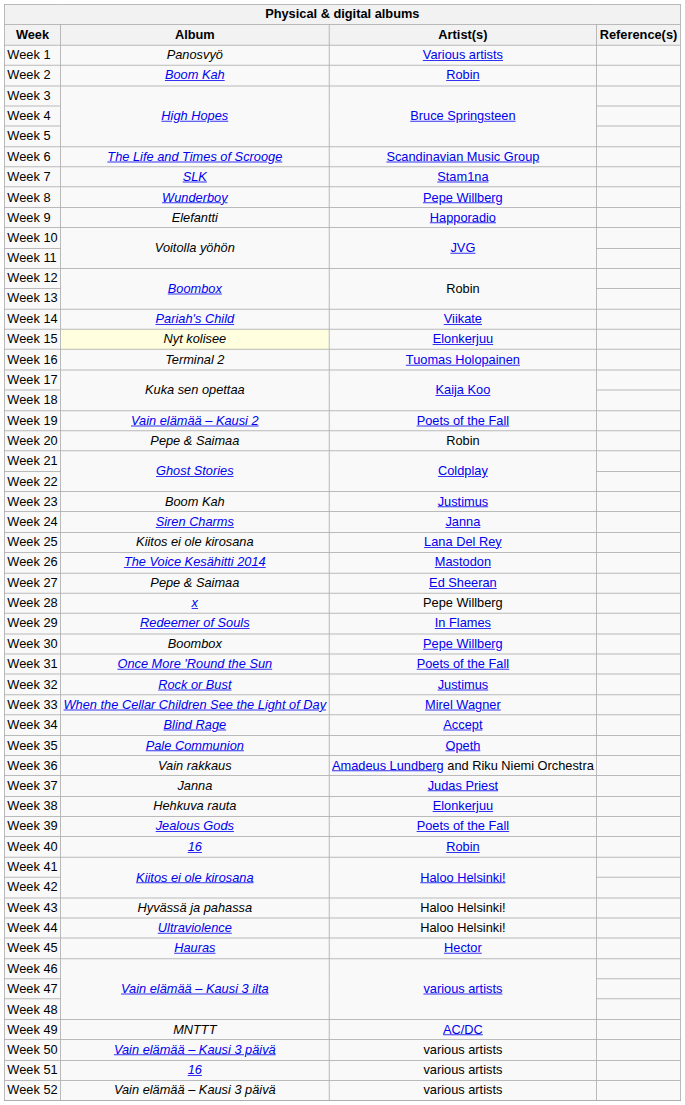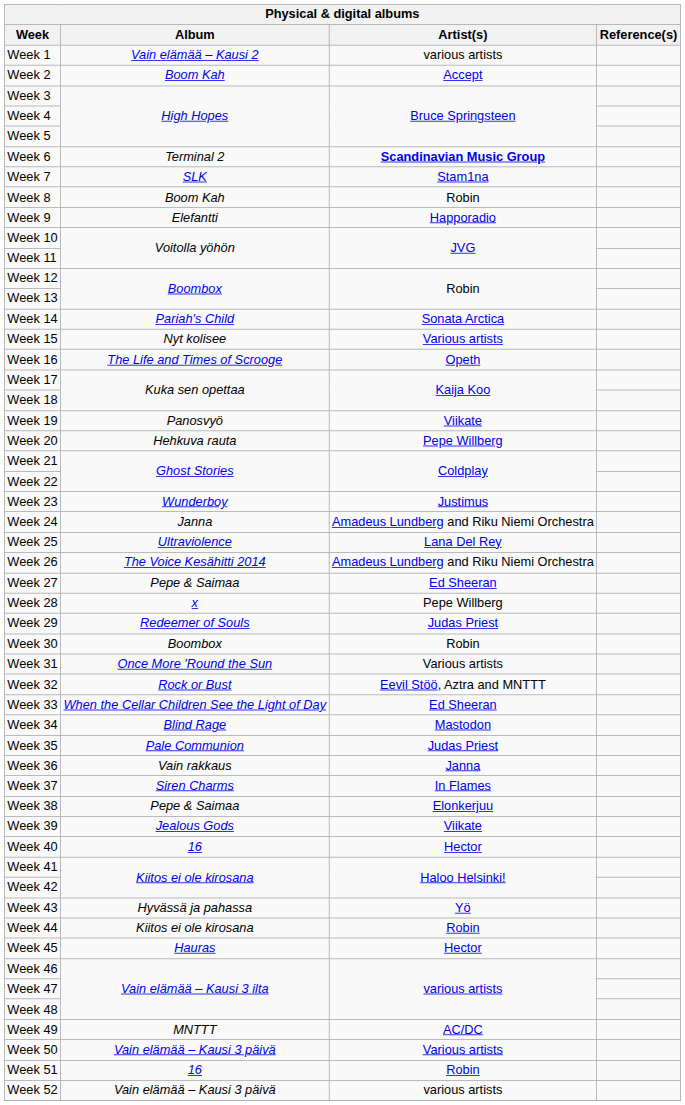(195, 55) Panosvyö -> (195, 55) Vain elämää – Kausi 2
(463, 55) Various artists -> (463, 55) various artists
(463, 75) Robin -> (463, 75) Accept
(195, 156) The Life and Times of Scrooge -> (195, 156) Terminal 2
(463, 156) normal -> (463, 156) bold
(195, 197) Wunderboy -> (195, 197) Boom Kah
(463, 197) Pepe Willberg -> (463, 197) Robin
(463, 319) Viikate -> (463, 319) Sonata Arctica
(195, 339) lightyellow background -> (195, 339) no background
(463, 339) Elonkerjuu -> (463, 339) Various artists
(195, 359) Terminal 2 -> (195, 359) The Life and Times of Scrooge
(463, 359) Tuomas Holopainen -> (463, 359) Opeth
(195, 420) Vain elämää – Kausi 2 -> (195, 420) Panosvyö
(463, 420) Poets of the Fall -> (463, 420) Viikate
(195, 440) Pepe & Saimaa -> (195, 440) Hehkuva rauta
(463, 440) Robin -> (463, 440) Pepe Willberg
(195, 501) Boom Kah -> (195, 501) Wunderboy
(195, 522) Siren Charms -> (195, 522) Janna
(463, 522) Janna -> (463, 522) Amadeus Lundberg and Riku Niemi Orchestra
(195, 542) Kiitos ei ole kirosana -> (195, 542) Ultraviolence
(463, 562) Mastodon -> (463, 562) Amadeus Lundberg and Riku Niemi Orchestra
(463, 623) In Flames -> (463, 623) Judas Priest
(463, 643) Pepe Willberg -> (463, 643) Robin
(463, 664) Poets of the Fall -> (463, 664) Various artists
(463, 684) Justimus -> (463, 684) Eevil Stöö, Aztra and MNTTT
(463, 704) Mirel Wagner -> (463, 704) Ed Sheeran
(463, 725) Accept -> (463, 725) Mastodon
(463, 745) Opeth -> (463, 745) Judas Priest
(463, 765) Amadeus Lundberg and Riku Niemi Orchestra -> (463, 765) Janna
(195, 786) Janna -> (195, 786) Siren Charms
(463, 786) Judas Priest -> (463, 786) In Flames
(195, 806) Hehkuva rauta -> (195, 806) Pepe & Saimaa
(463, 826) Poets of the Fall -> (463, 826) Viikate
(463, 846) Robin -> (463, 846) Hector
(463, 907) Haloo Helsinki! -> (463, 907) Yö
(195, 928) Ultraviolence -> (195, 928) Kiitos ei ole kirosana
(463, 928) Haloo Helsinki! -> (463, 928) Robin
(463, 1049) various artists -> (463, 1049) Various artists
(463, 1070) various artists -> (463, 1070) Robin
